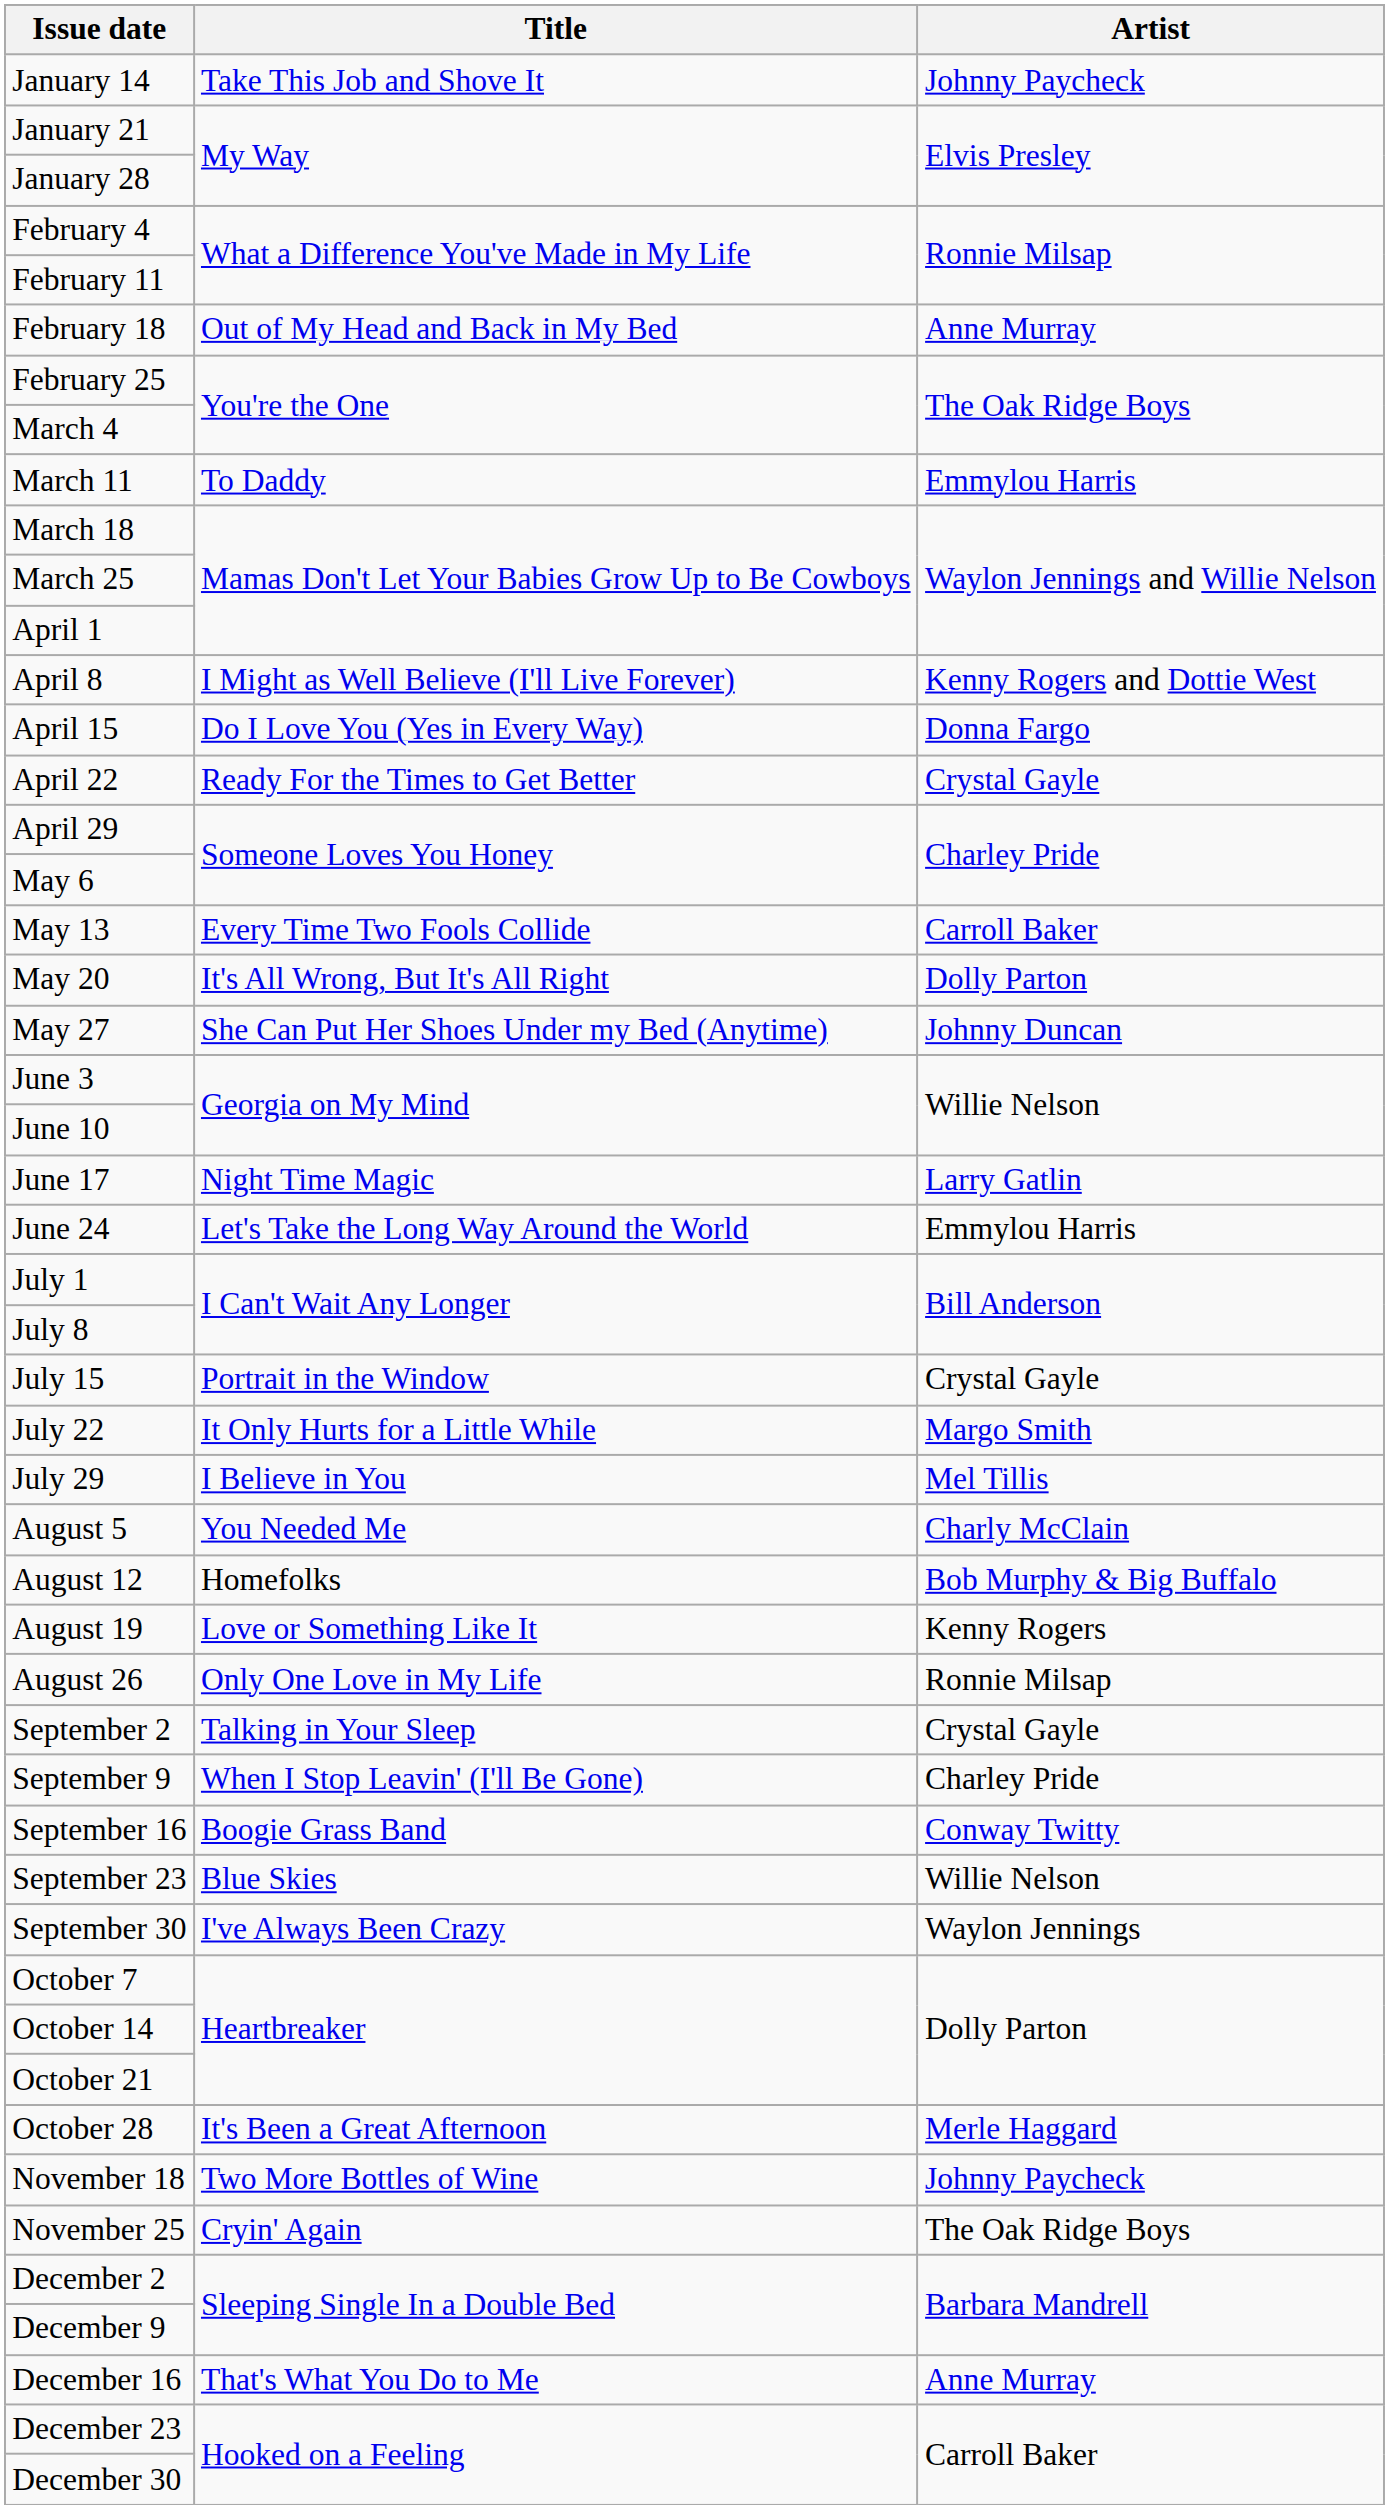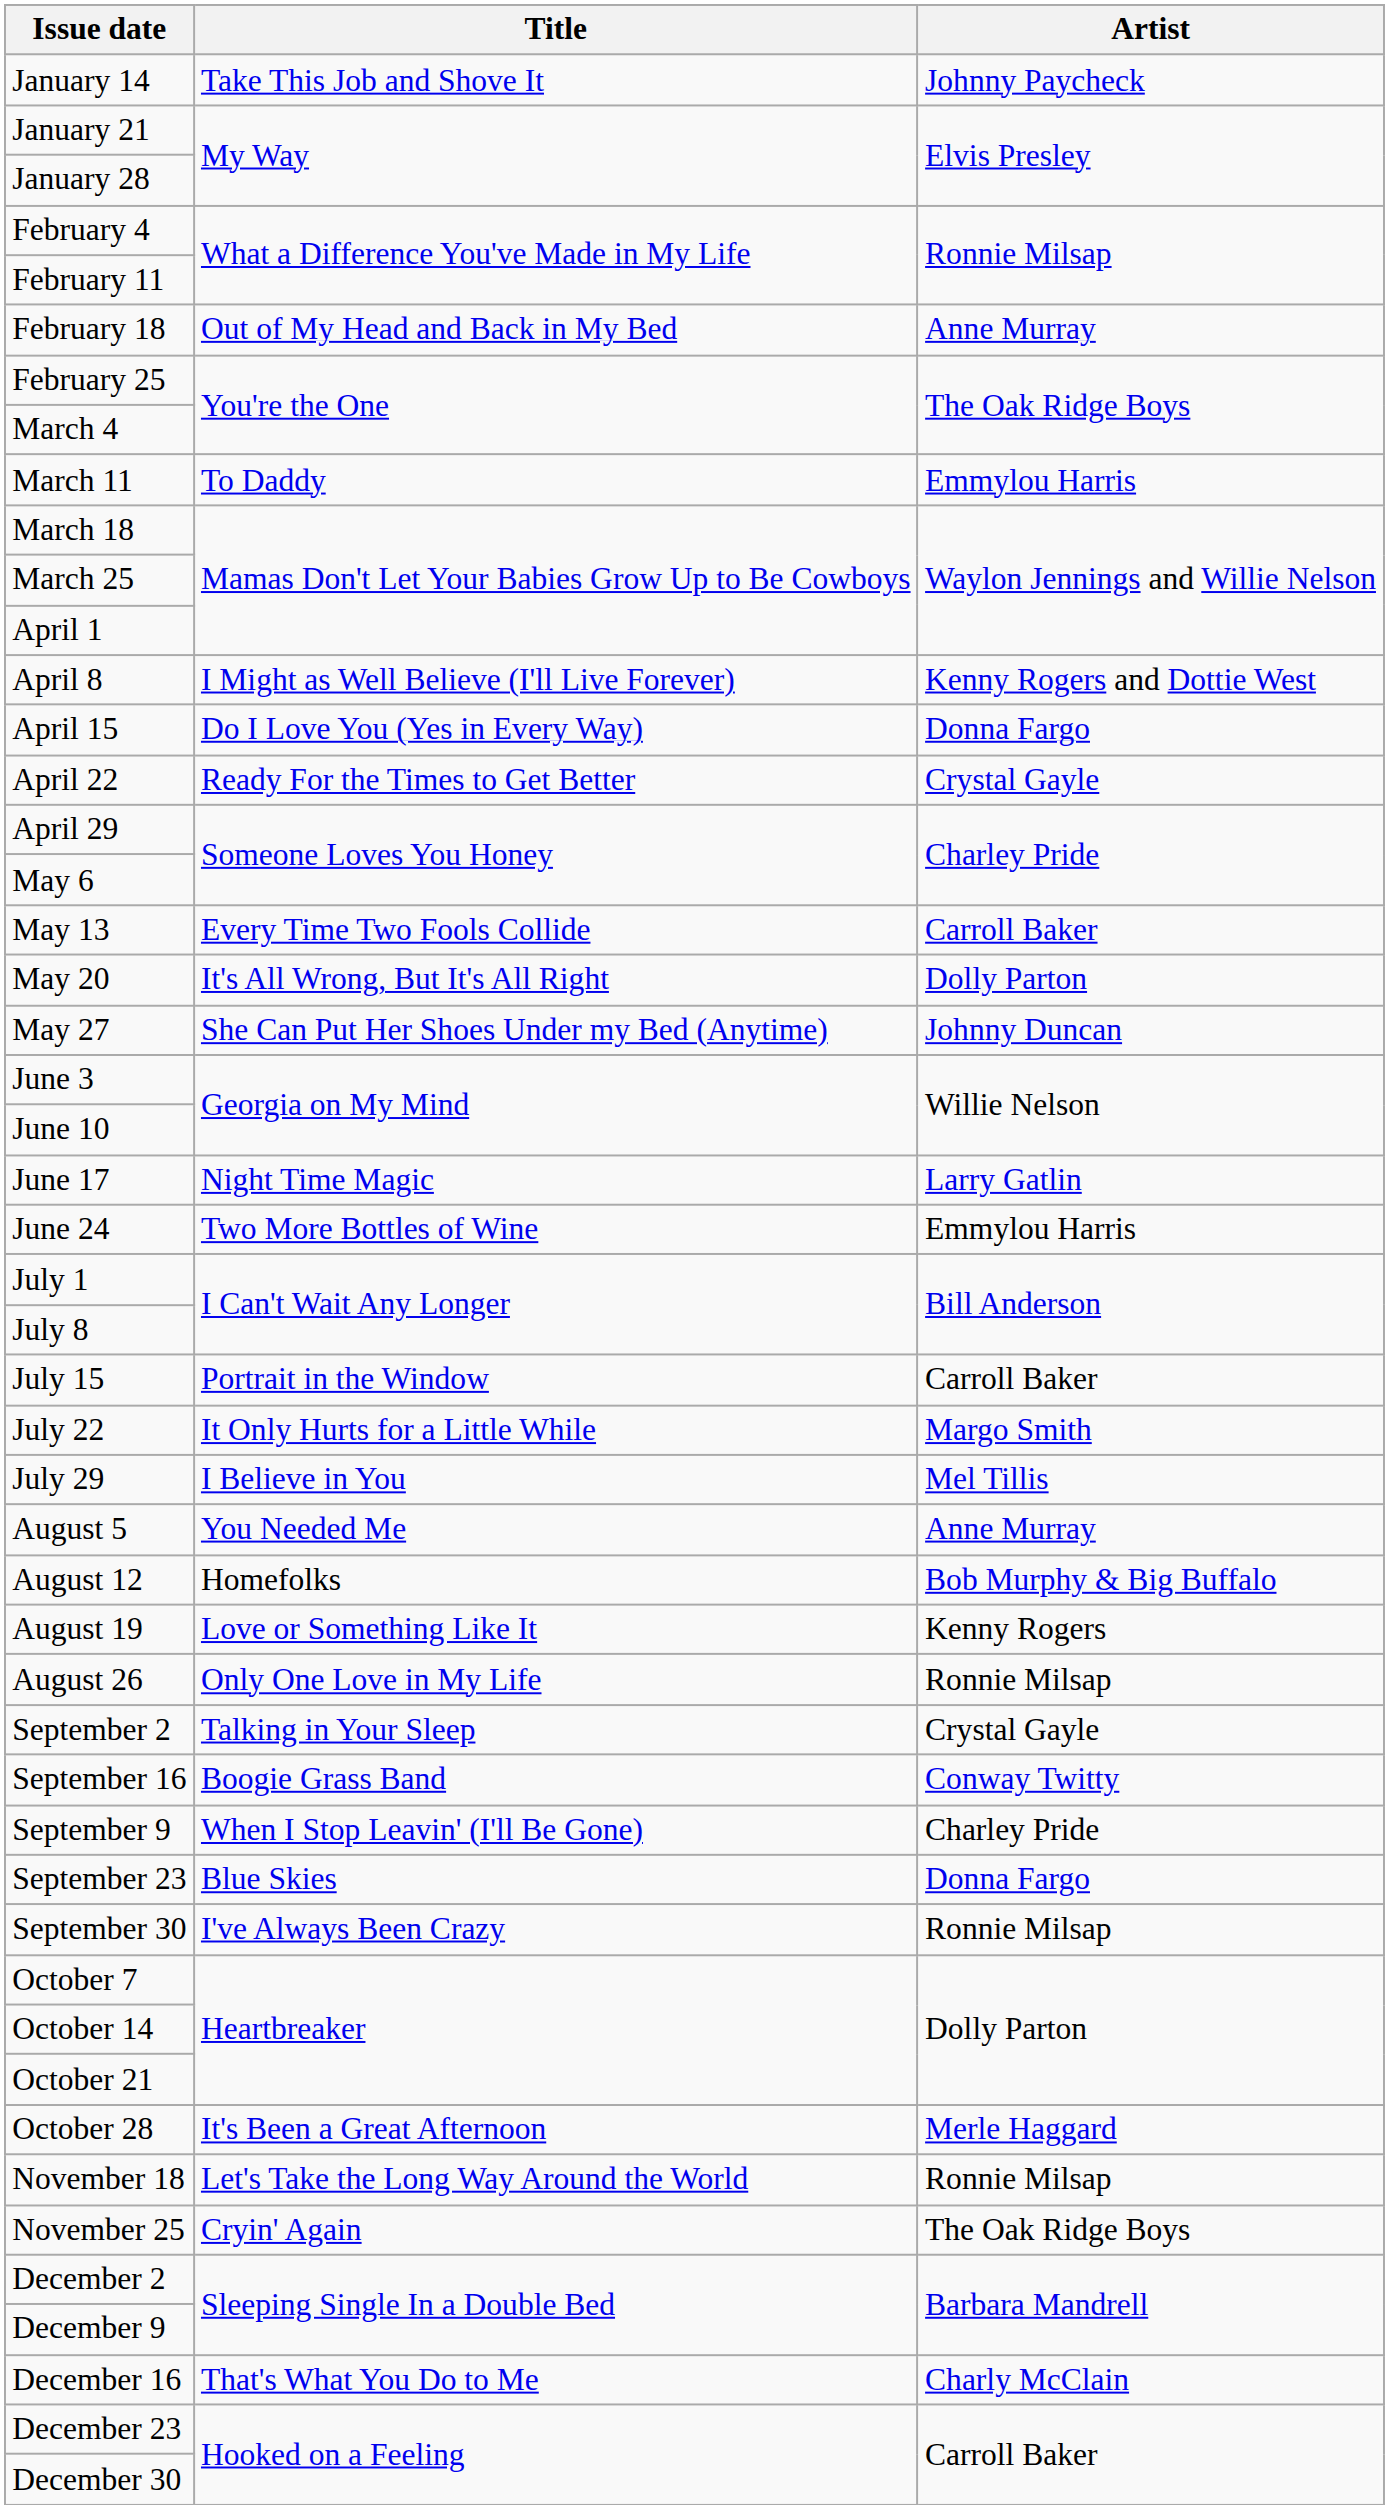(475, 1229) Let's Take the Long Way Around the World -> (370, 1229) Two More Bottles of Wine
(1012, 1379) Crystal Gayle -> (1011, 1379) Carroll Baker
(1027, 1529) Charly McClain -> (1010, 1529) Anne Murray
rows swapped: (91, 1779) <-> (99, 1829)
(1012, 1879) Willie Nelson -> (1008, 1879) Donna Fargo
(1033, 1929) Waylon Jennings -> (1018, 1929) Ronnie Milsap
(370, 2179) Two More Bottles of Wine -> (475, 2179) Let's Take the Long Way Around the World
(1035, 2179) Johnny Paycheck -> (1018, 2179) Ronnie Milsap
(1010, 2378) Anne Murray -> (1027, 2378) Charly McClain
